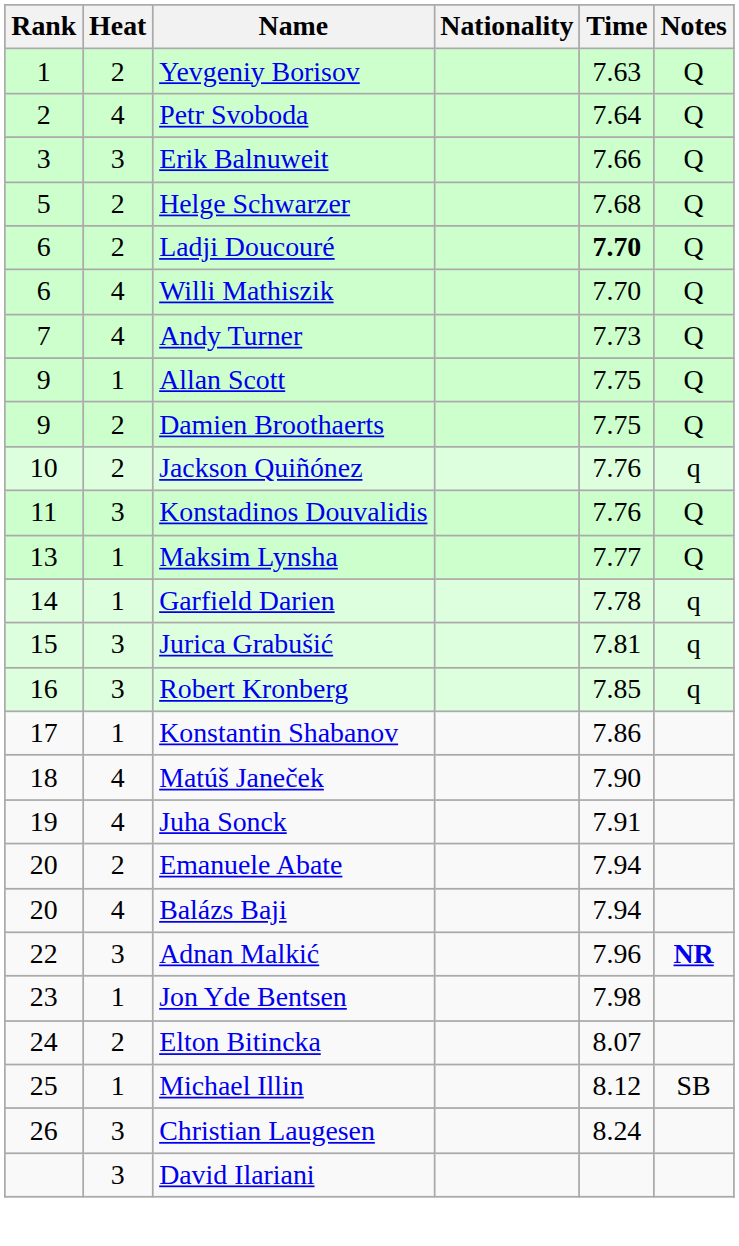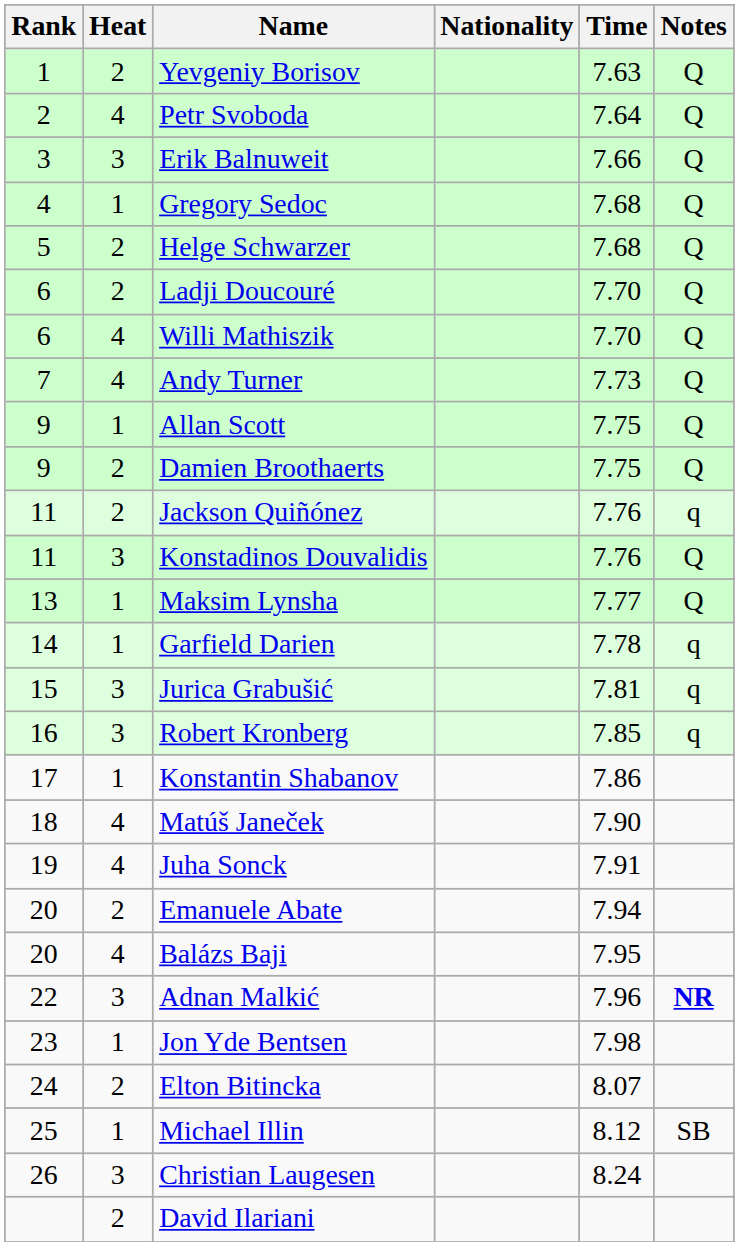+ row: (243, 203)
(617, 247) bold -> (617, 291) normal
(44, 468) 10 -> (44, 512) 11
(617, 909) 7.94 -> (617, 953) 7.95
(118, 1174) 3 -> (118, 1218) 2
